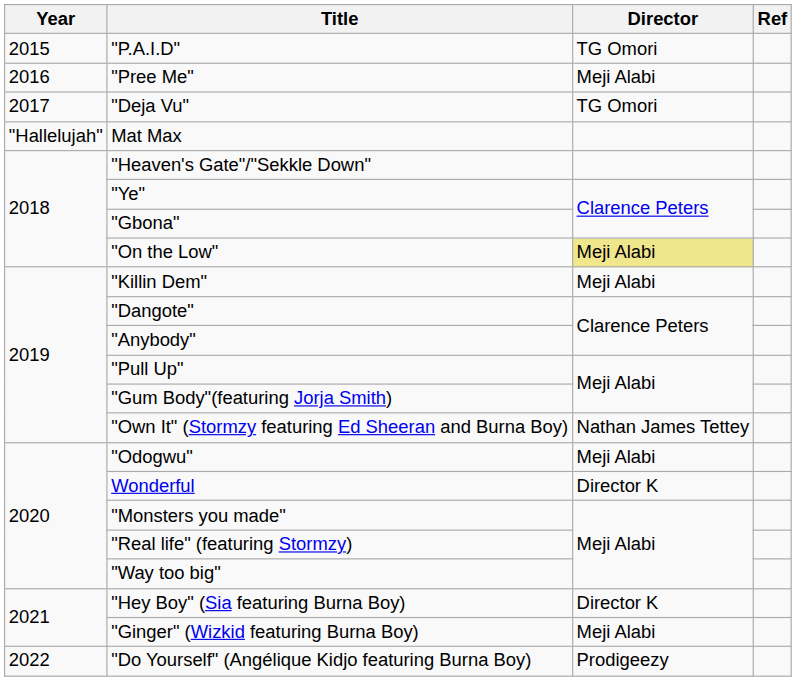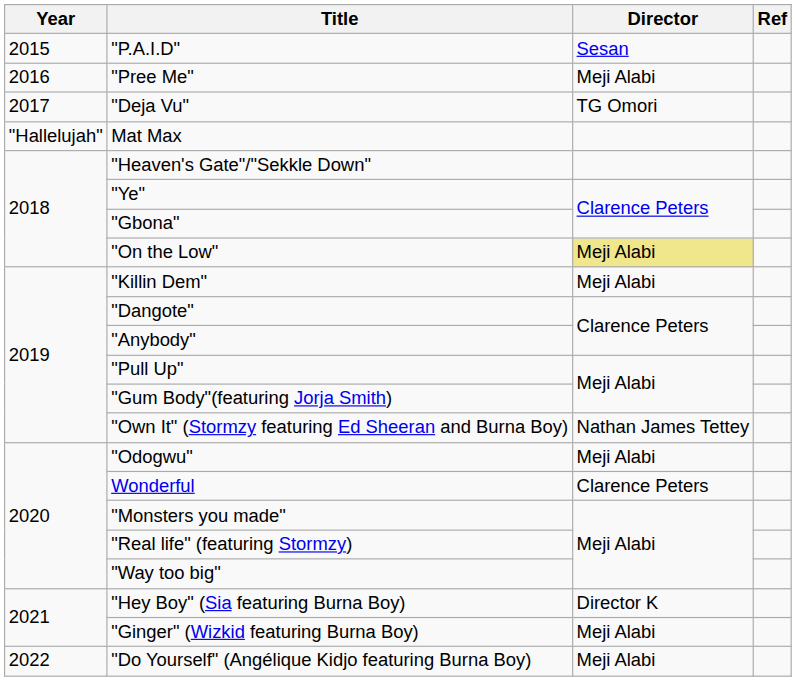(617, 48) TG Omori -> (603, 48) Sesan
(617, 485) Director K -> (643, 485) Clarence Peters
(623, 661) Prodigeezy -> (616, 661) Meji Alabi
